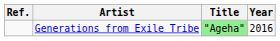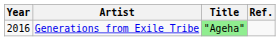columns swapped: (261, 12) <-> (18, 12)
